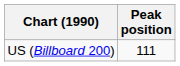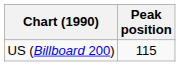(146, 50) 111 -> (146, 50) 115
